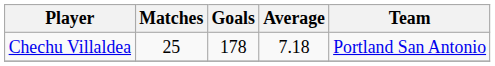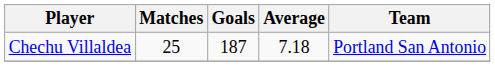(233, 46) 178 -> (233, 46) 187
